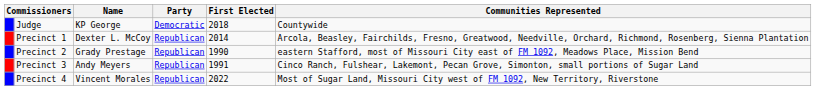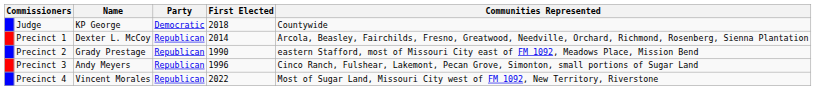(219, 65) 1991 -> (219, 65) 1996
